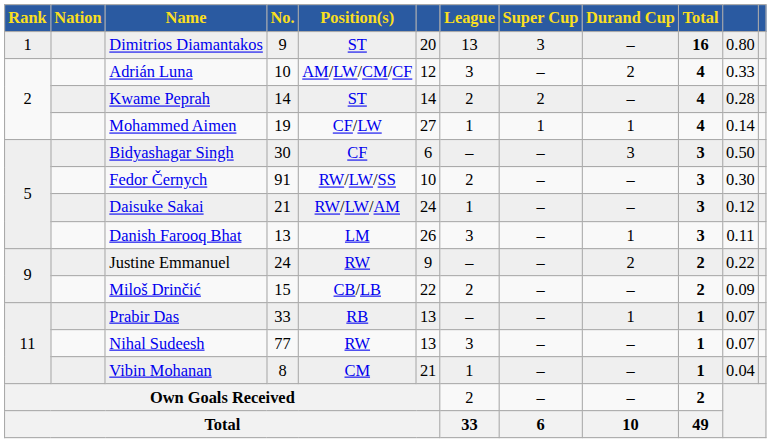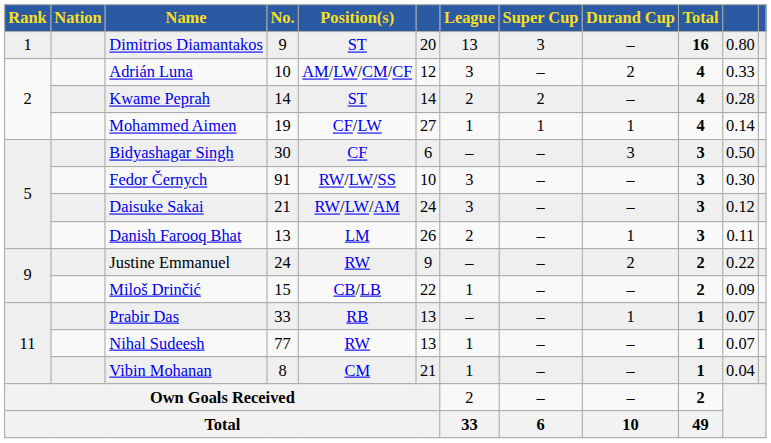(469, 180) 2 -> (469, 180) 3
(469, 207) 1 -> (469, 207) 3
(469, 234) 3 -> (469, 234) 2
(469, 288) 2 -> (469, 288) 1
(469, 343) 3 -> (469, 343) 1
